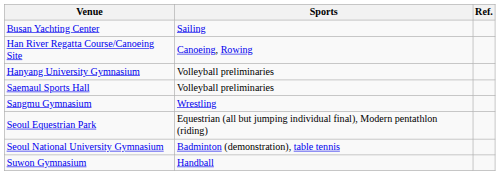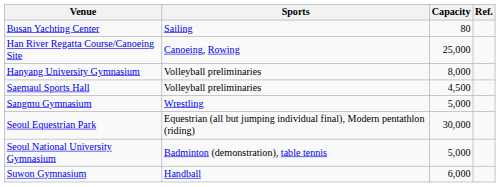+ column: (451, 12)
